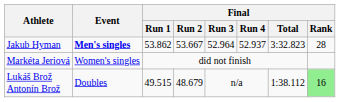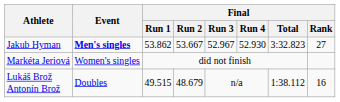(221, 45) 52.964 -> (221, 45) 52.967
(252, 45) 52.937 -> (252, 45) 52.930
(321, 45) 28 -> (321, 45) 27
(321, 83) lightgreen background -> (321, 83) no background
